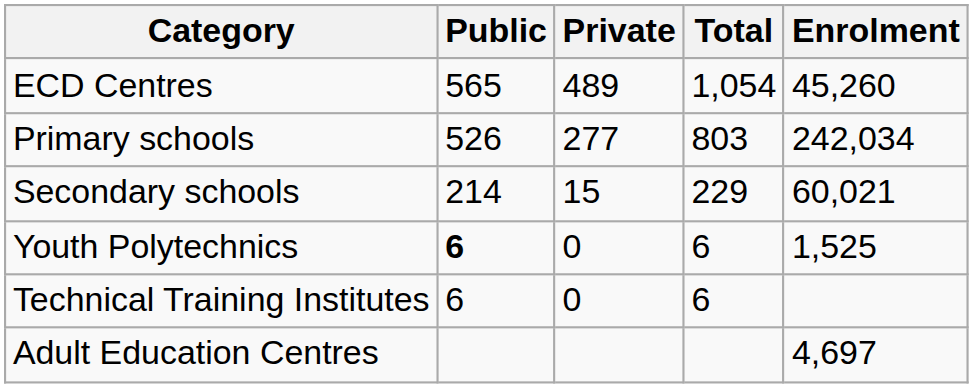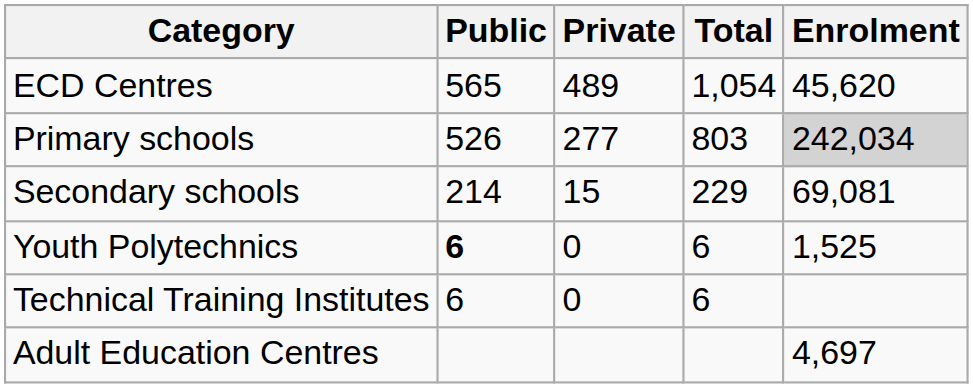(844, 85) 45,260 -> (844, 85) 45,620
(853, 138) no background -> (853, 138) lightgrey background
(844, 192) 60,021 -> (844, 192) 69,081
